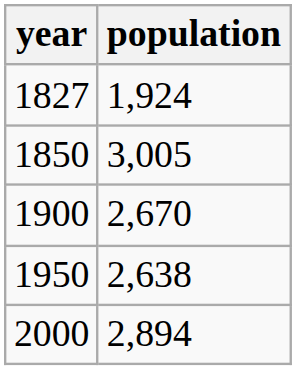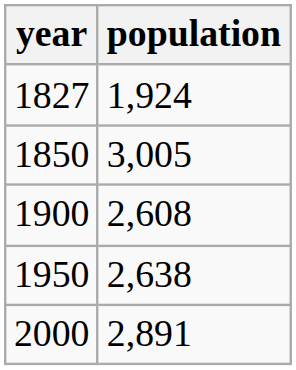(149, 214) 2,670 -> (149, 214) 2,608
(149, 333) 2,894 -> (149, 333) 2,891
